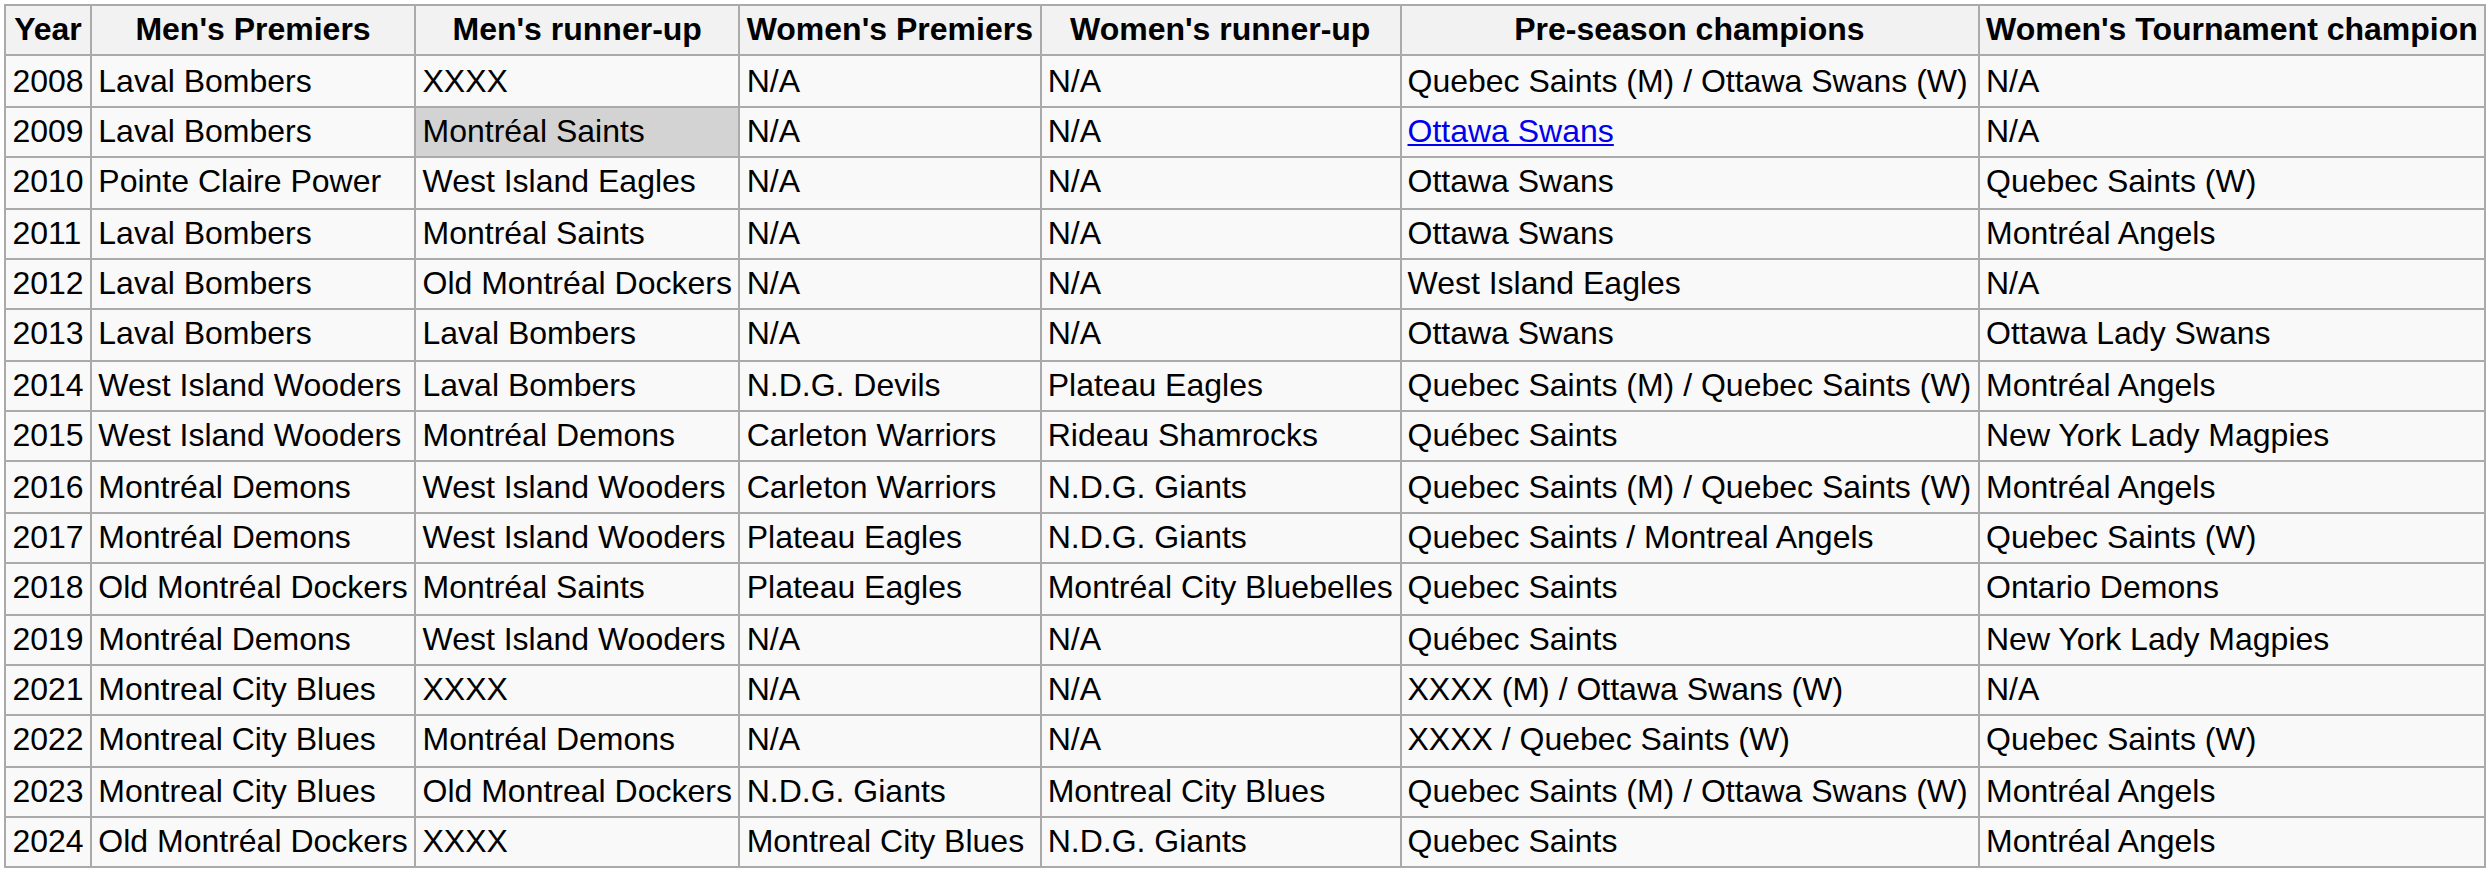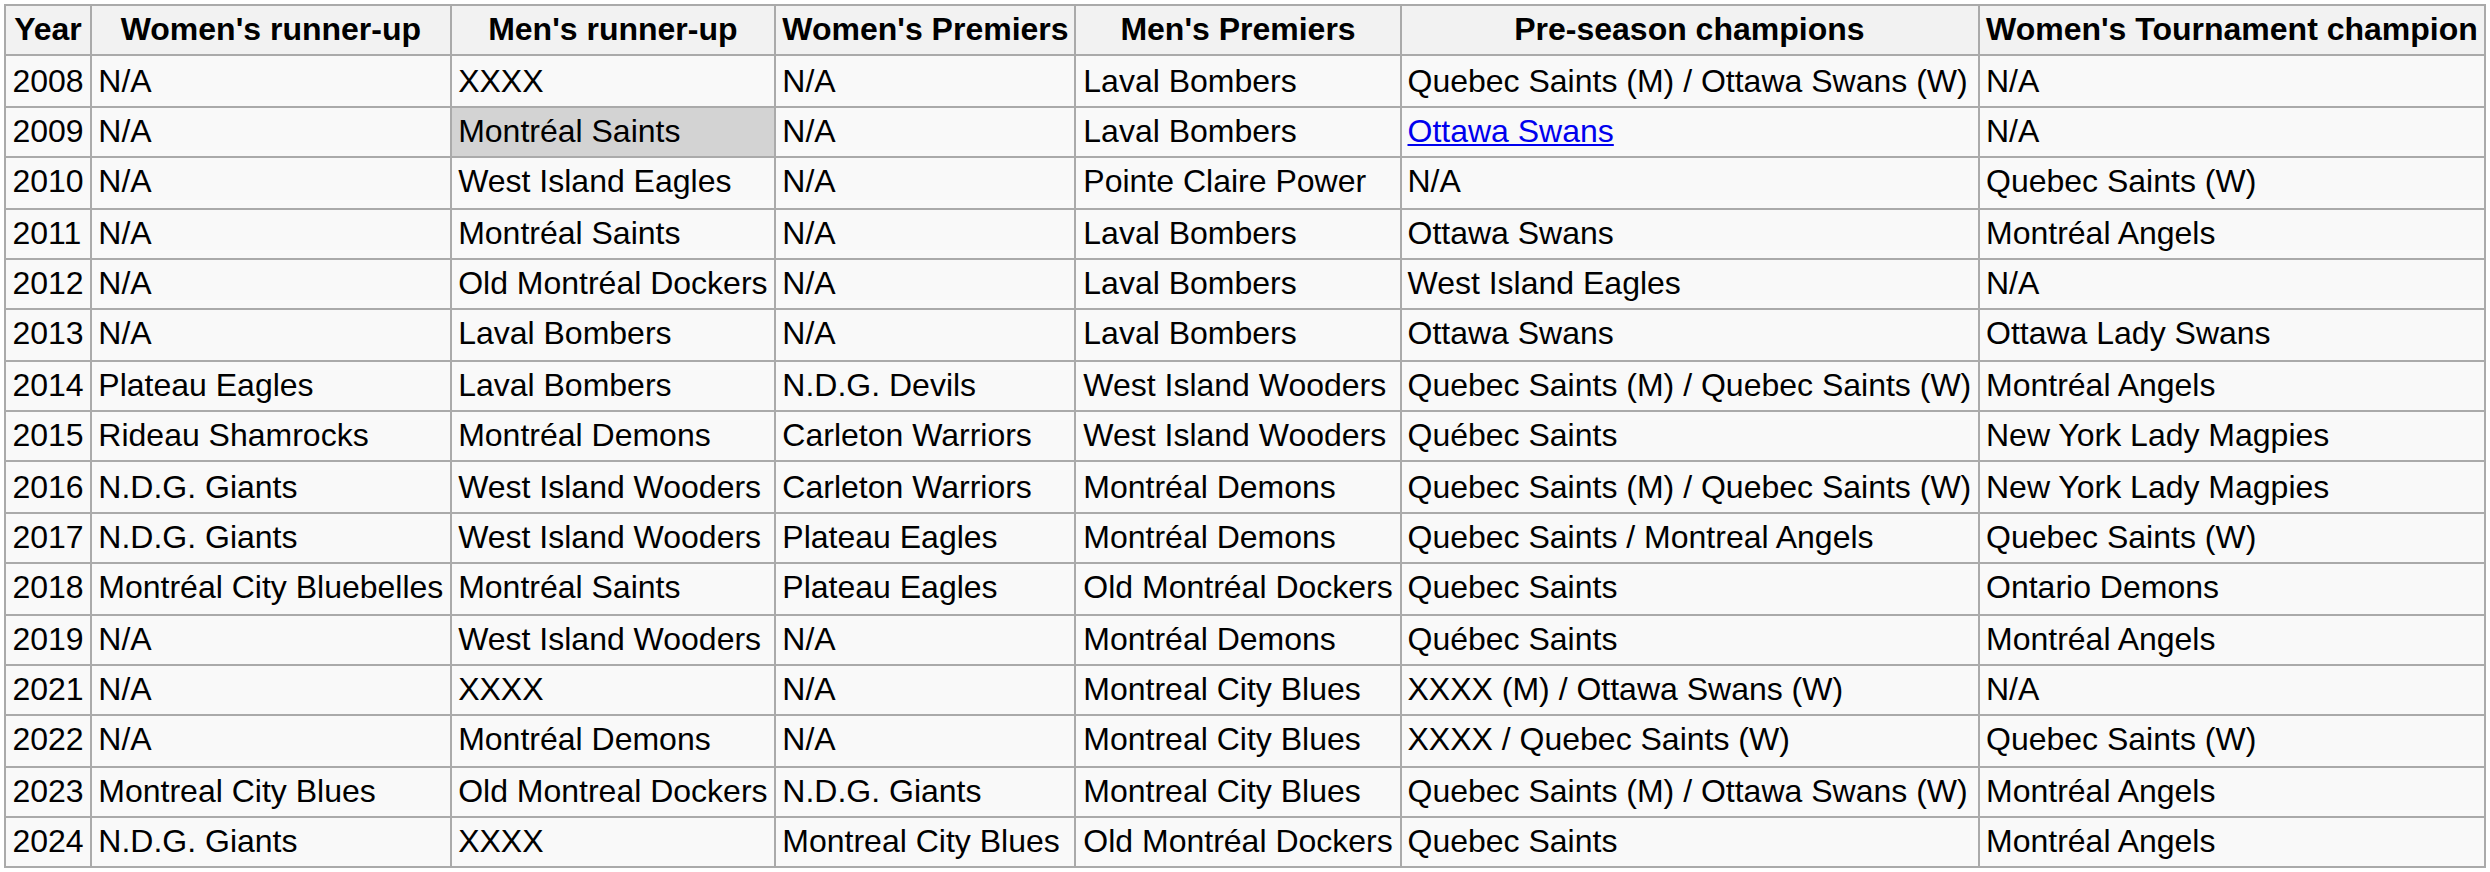columns swapped: (253, 29) <-> (1220, 29)
(1511, 182) Ottawa Swans -> (1434, 182) N/A
(2101, 486) Montréal Angels -> (2158, 486) New York Lady Magpies
(2158, 638) New York Lady Magpies -> (2101, 638) Montréal Angels
